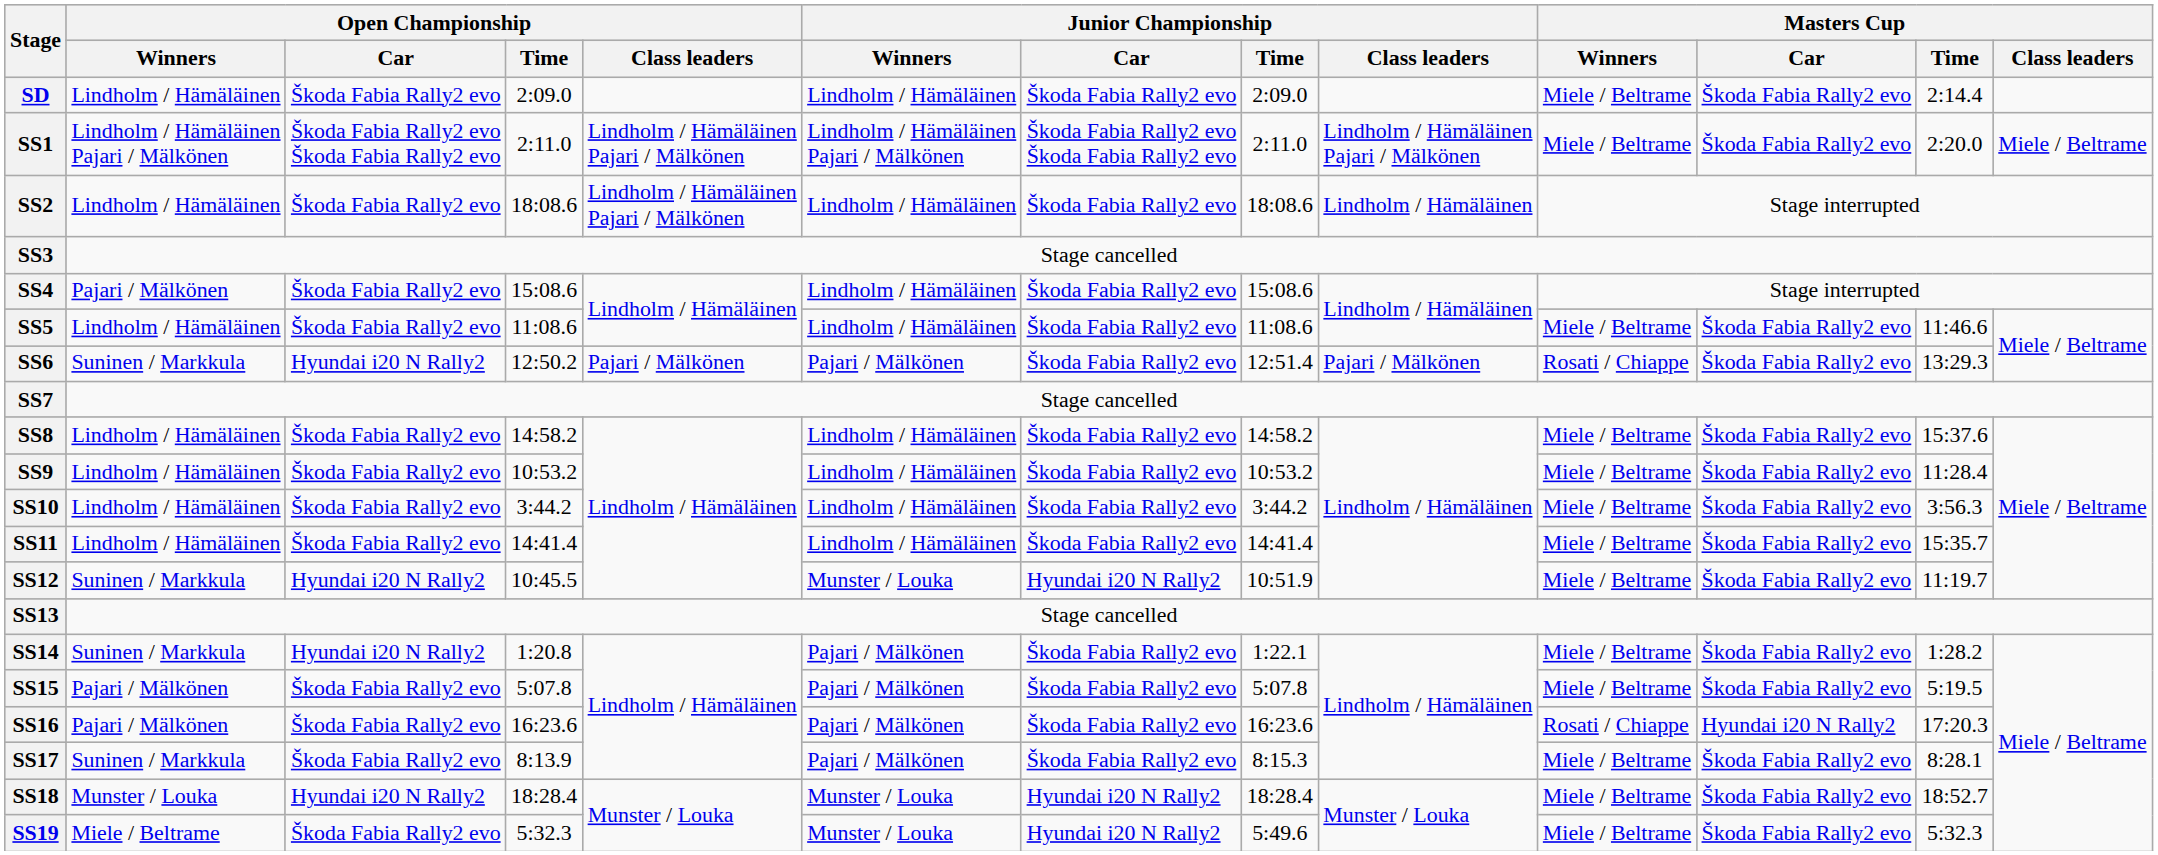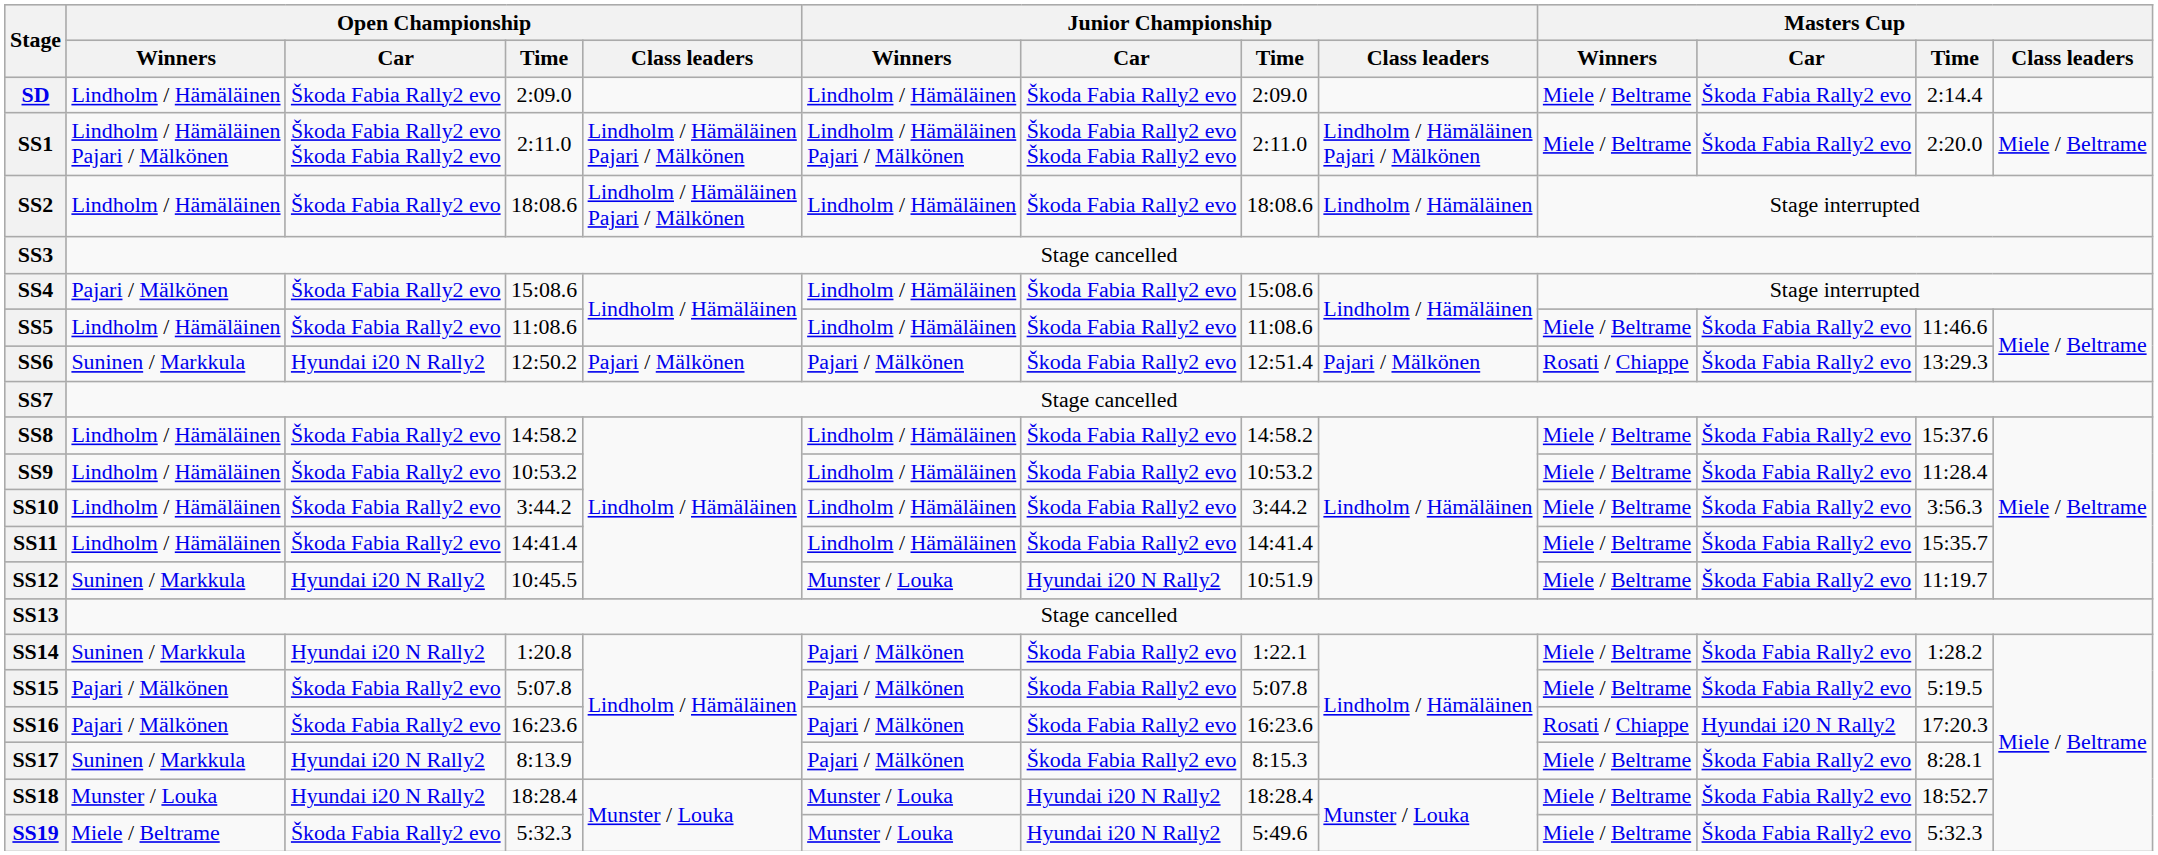(396, 760) Škoda Fabia Rally2 evo -> (388, 760) Hyundai i20 N Rally2
